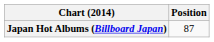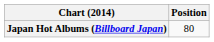(189, 28) 87 -> (189, 28) 80
